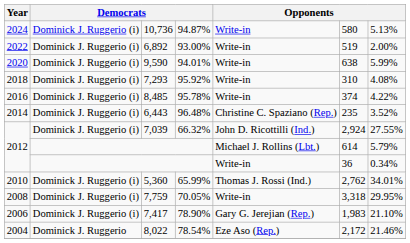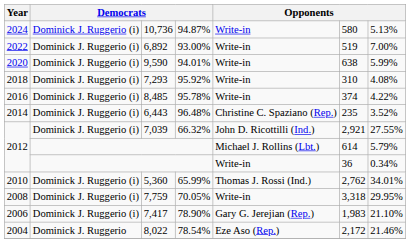(384, 46) 2.00% -> (384, 46) 7.00%
(354, 130) 2,924 -> (354, 130) 2,921
